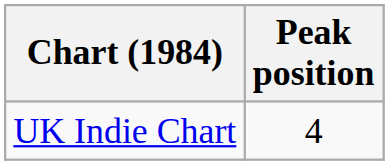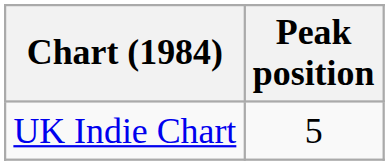(314, 130) 4 -> (314, 130) 5
